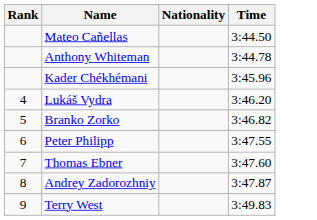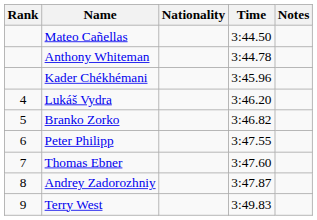+ column: (294, 15)
